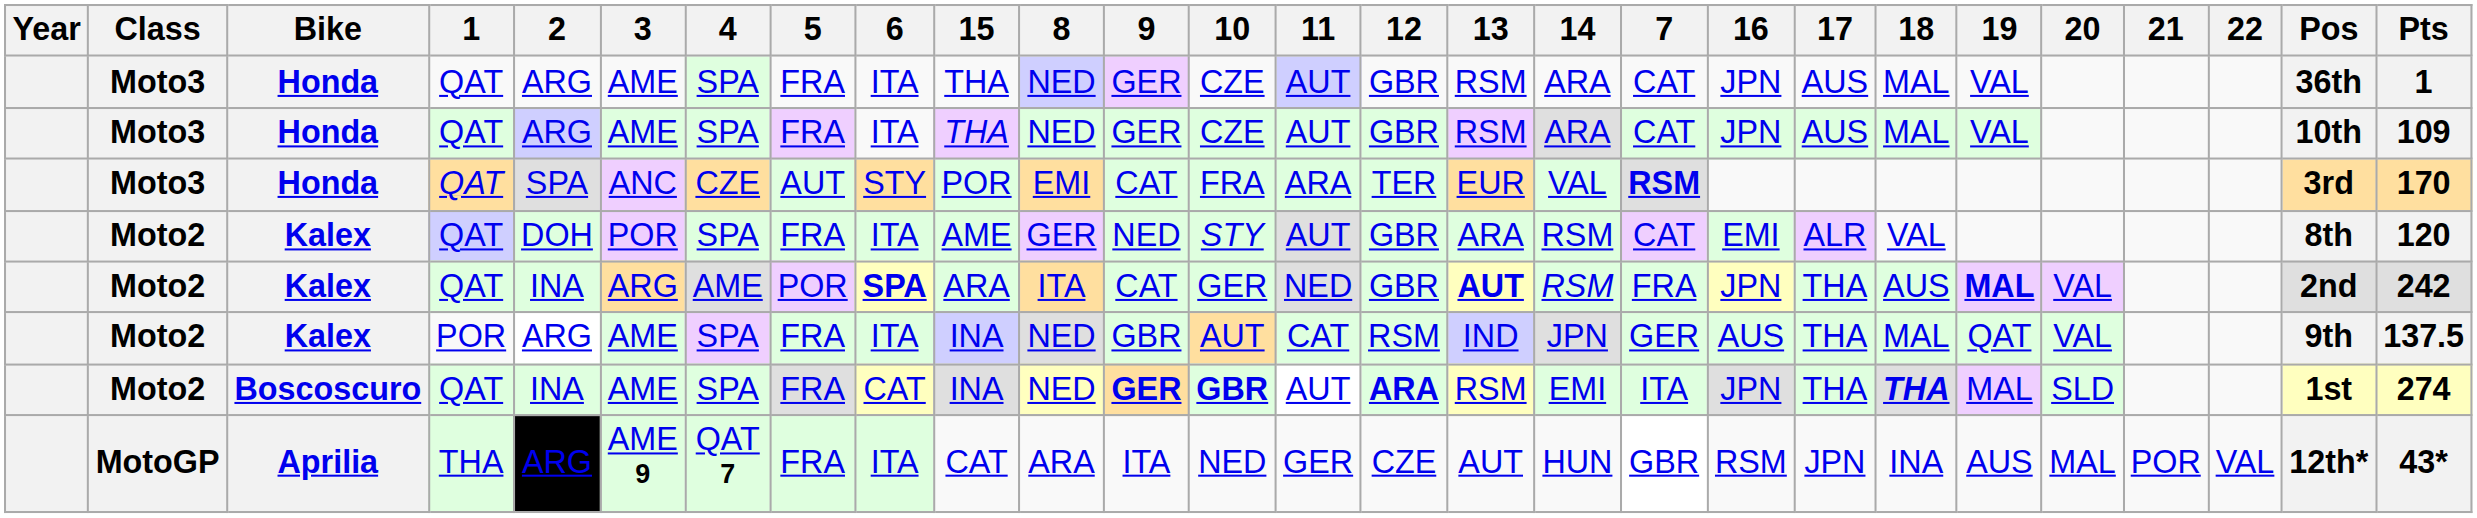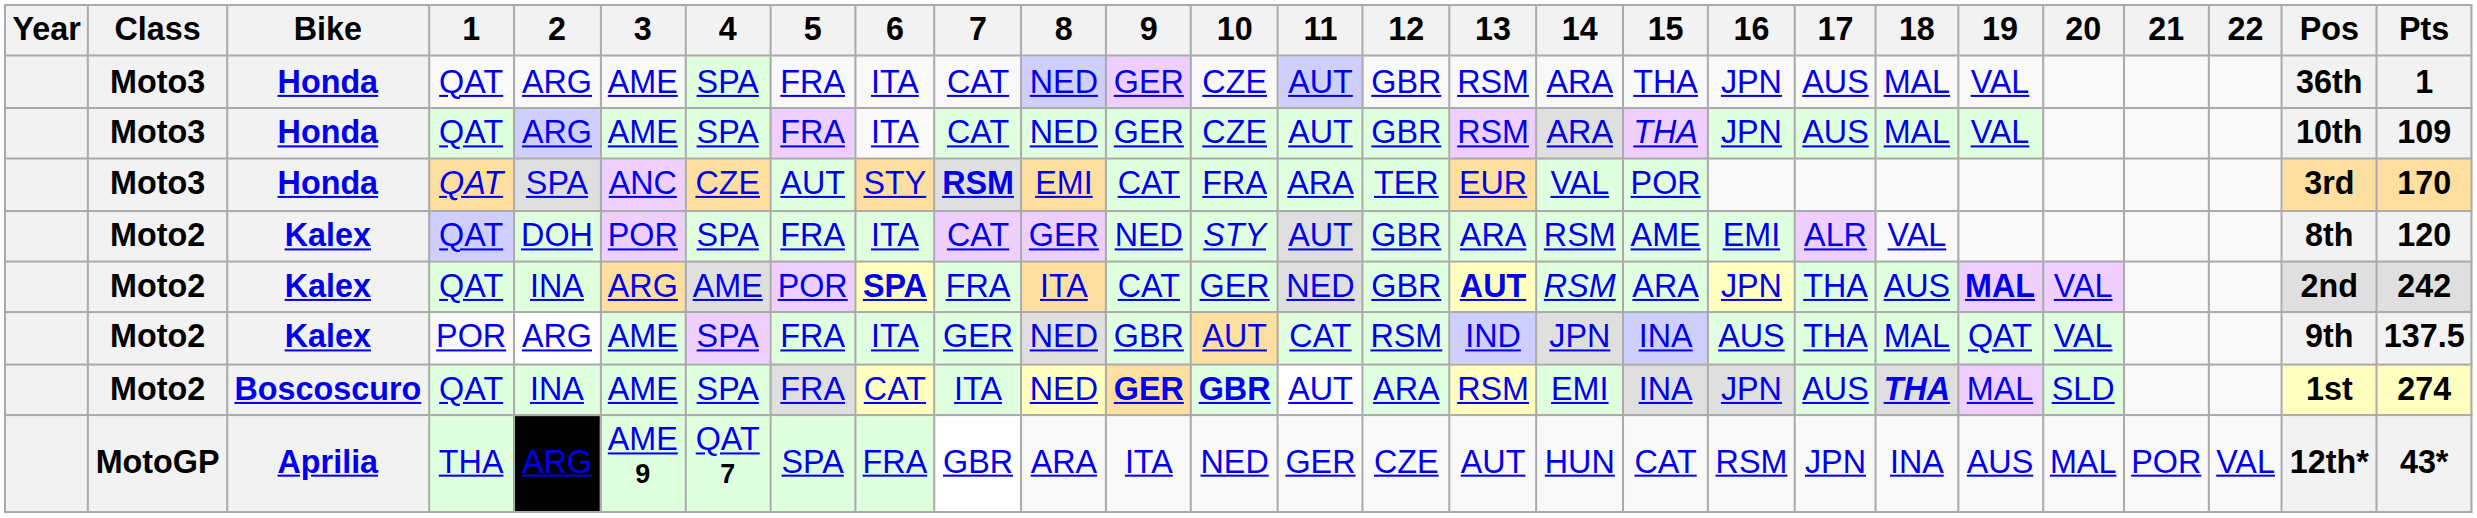columns swapped: (1664, 30) <-> (977, 30)
(1404, 388) bold -> (1406, 388) normal
(1835, 388) THA -> (1836, 388) AUS
(813, 462) FRA -> (813, 462) SPA
(895, 462) ITA -> (895, 462) FRA
